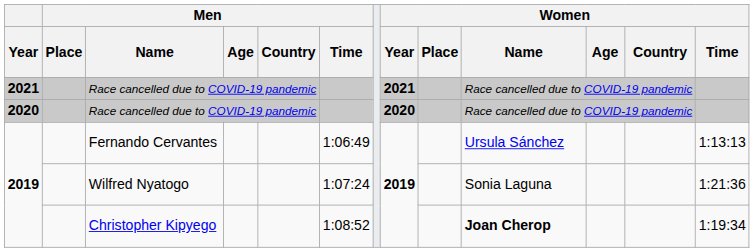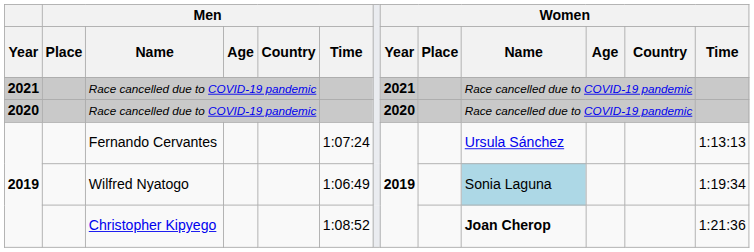(346, 142) 1:06:49 -> (346, 142) 1:07:24
(346, 184) 1:07:24 -> (346, 184) 1:06:49
(508, 184) no background -> (508, 184) lightblue background
(722, 184) 1:21:36 -> (722, 184) 1:19:34
(722, 226) 1:19:34 -> (722, 226) 1:21:36
